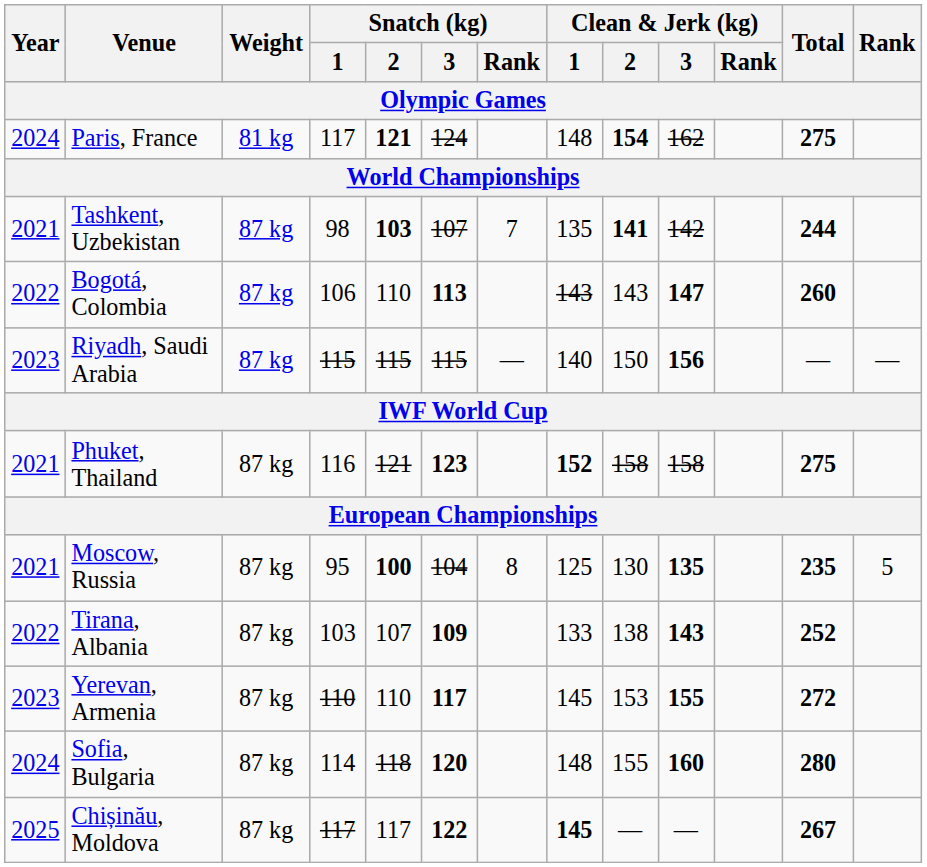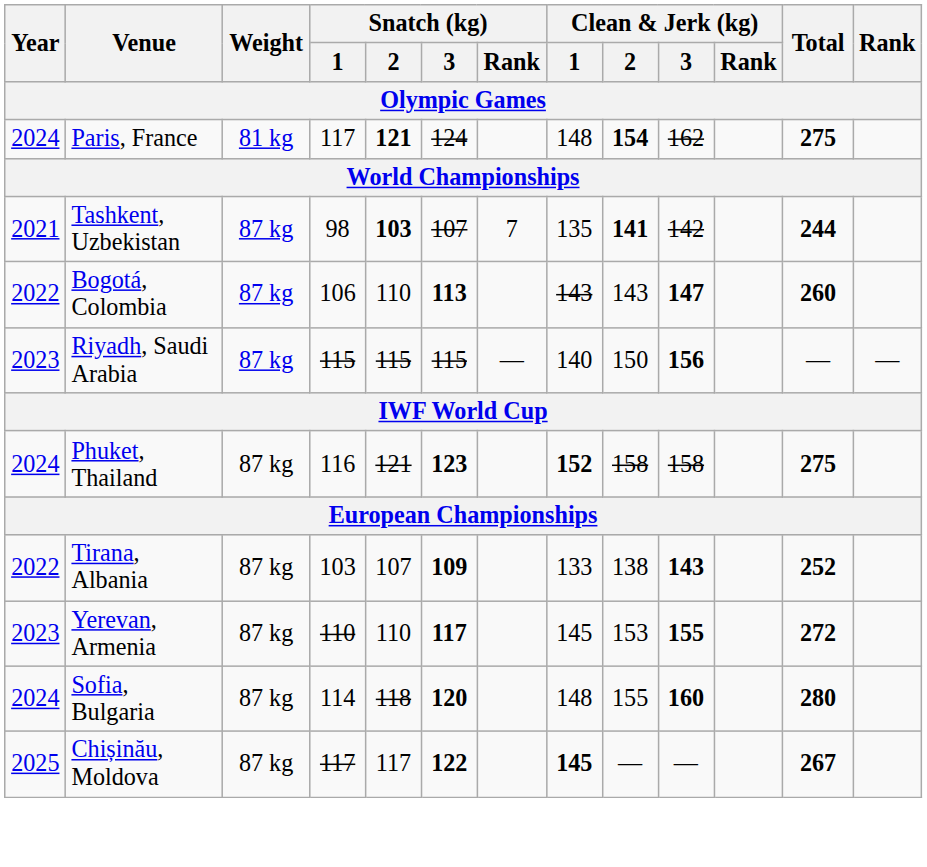(35, 463) 2021 -> (35, 463) 2024
- row: (115, 567)
